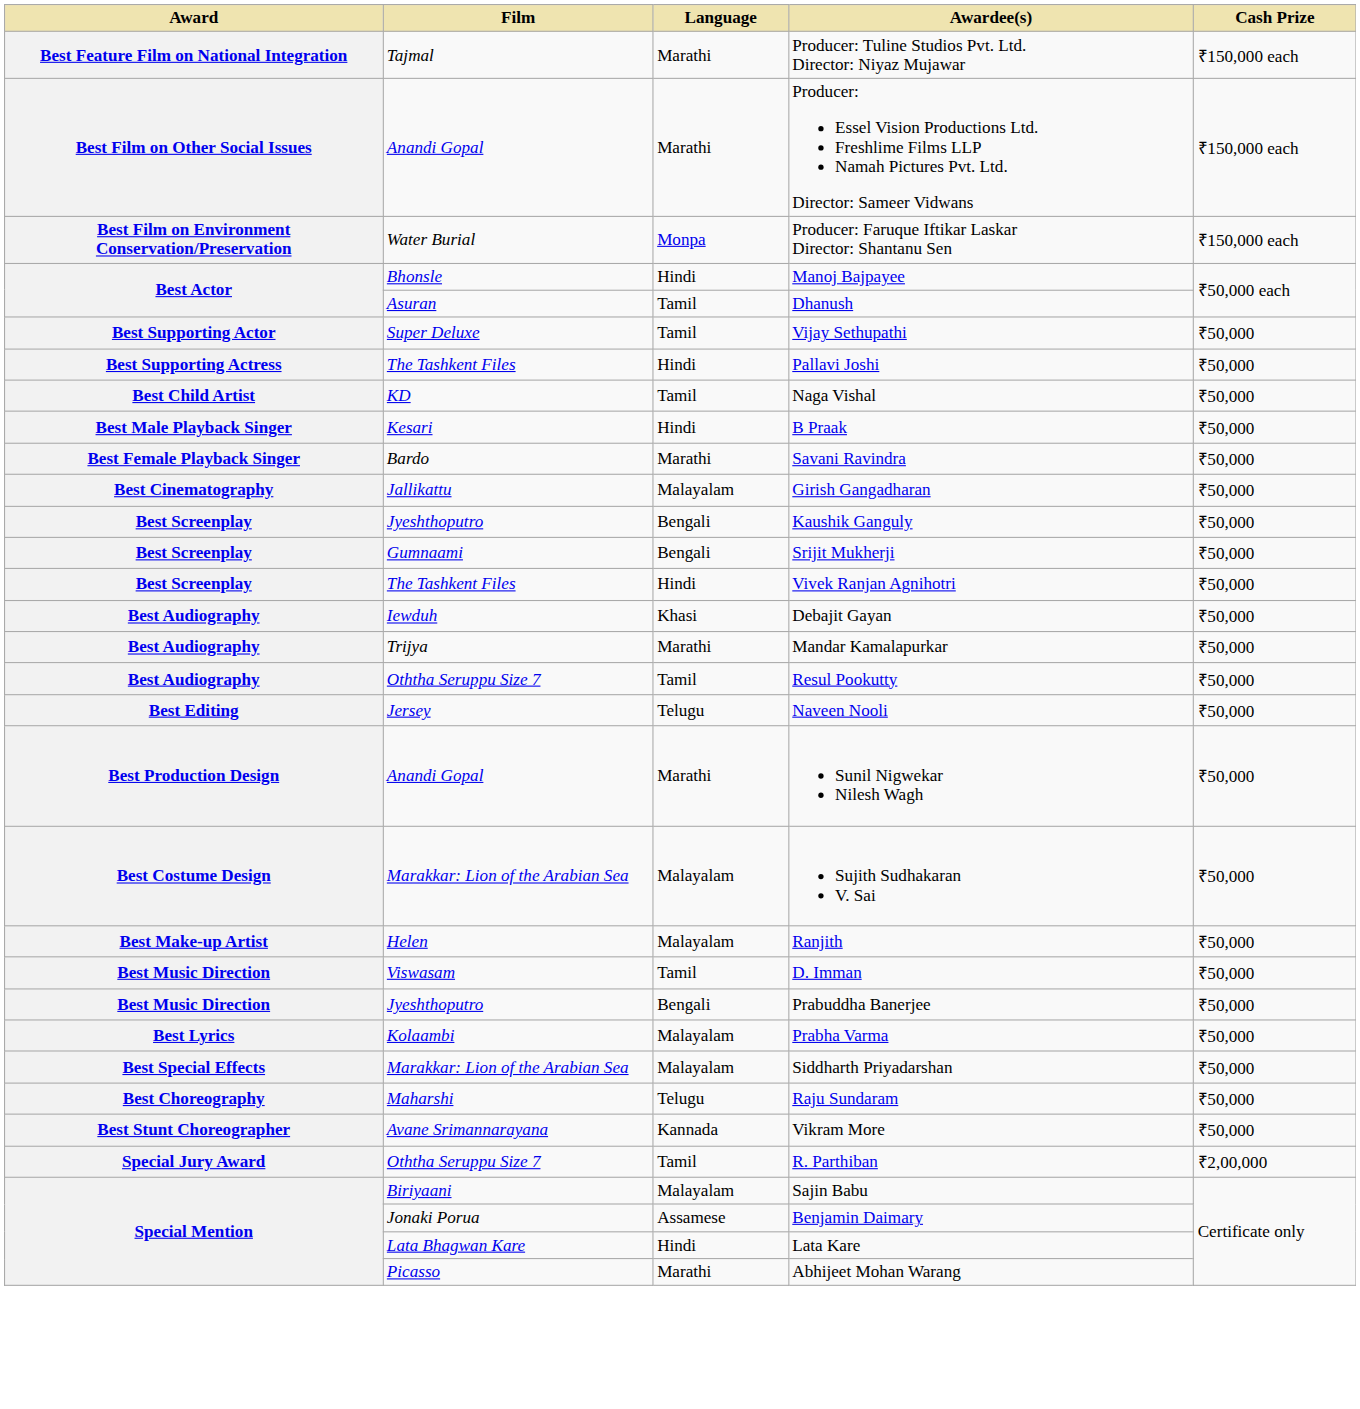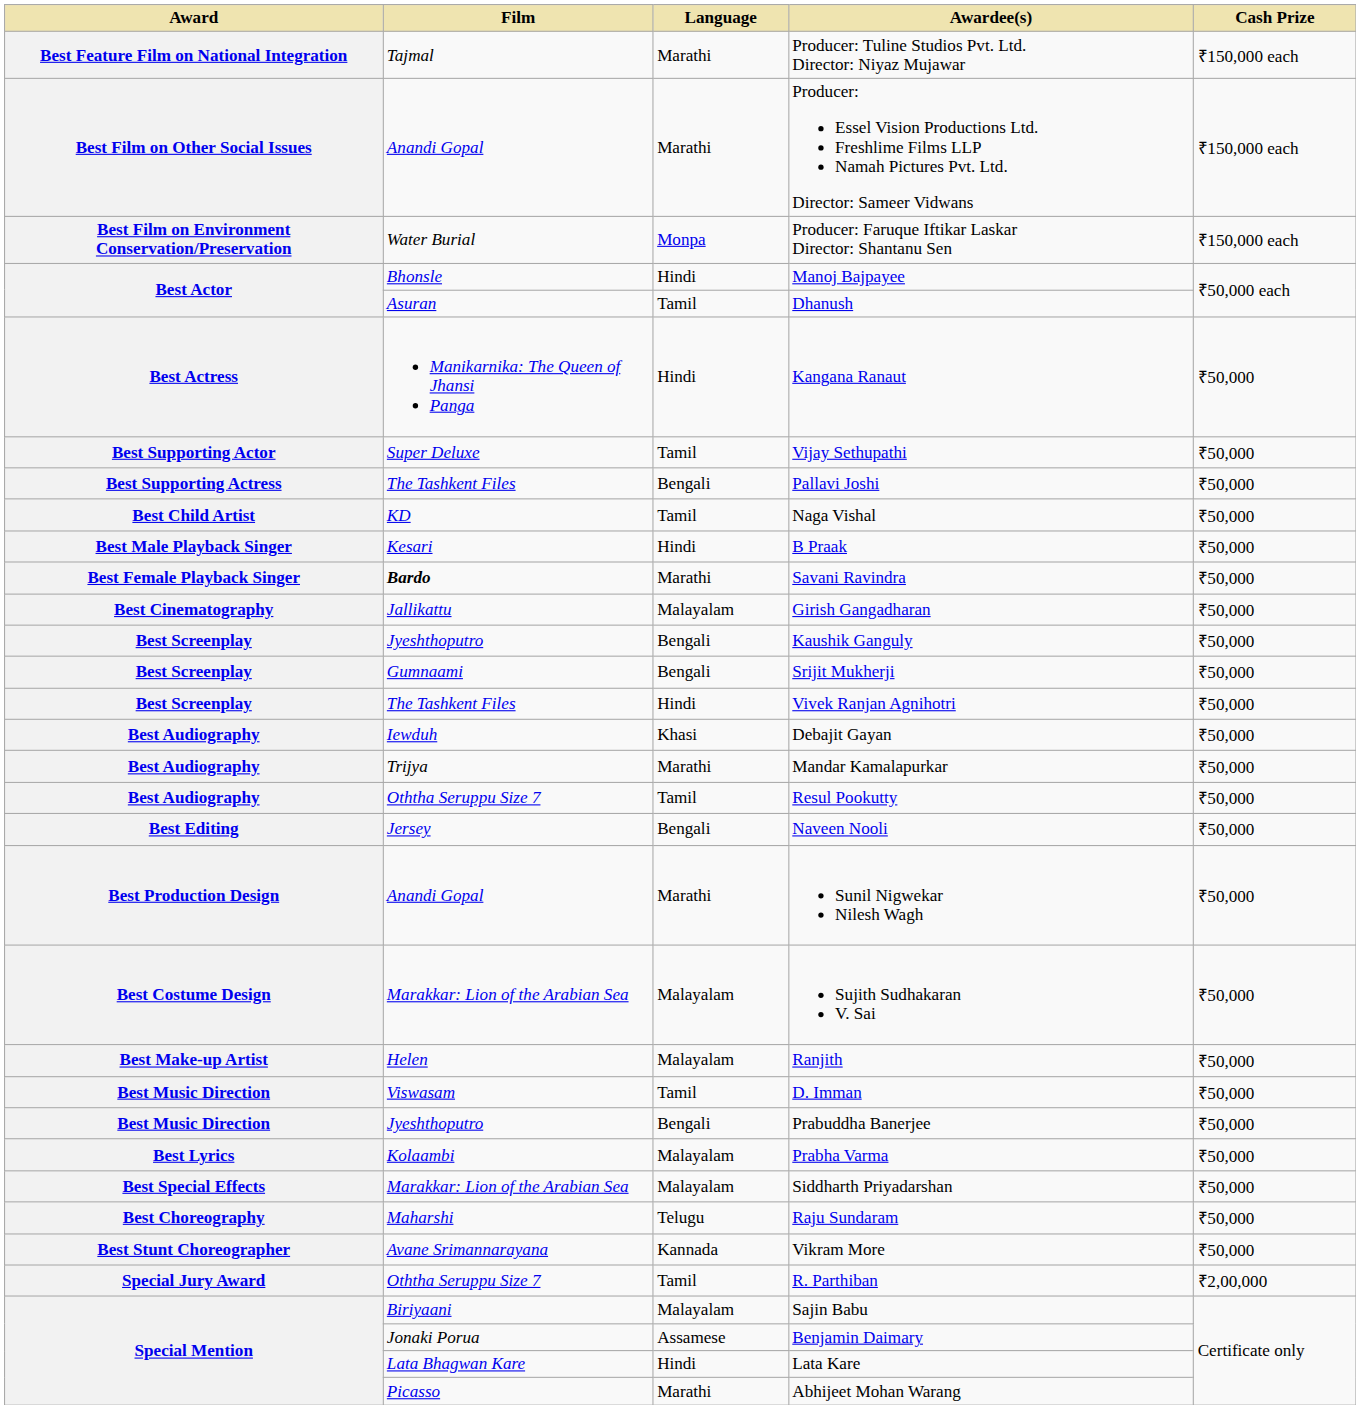+ row: (849, 376)
(677, 364) Hindi -> (684, 483) Bengali
(408, 458) normal -> (409, 577) bold
(681, 710) Telugu -> (684, 829) Bengali
